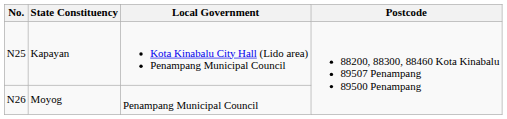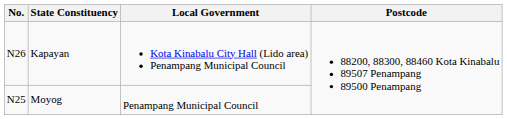(16, 53) N25 -> (16, 53) N26
(16, 99) N26 -> (16, 99) N25
